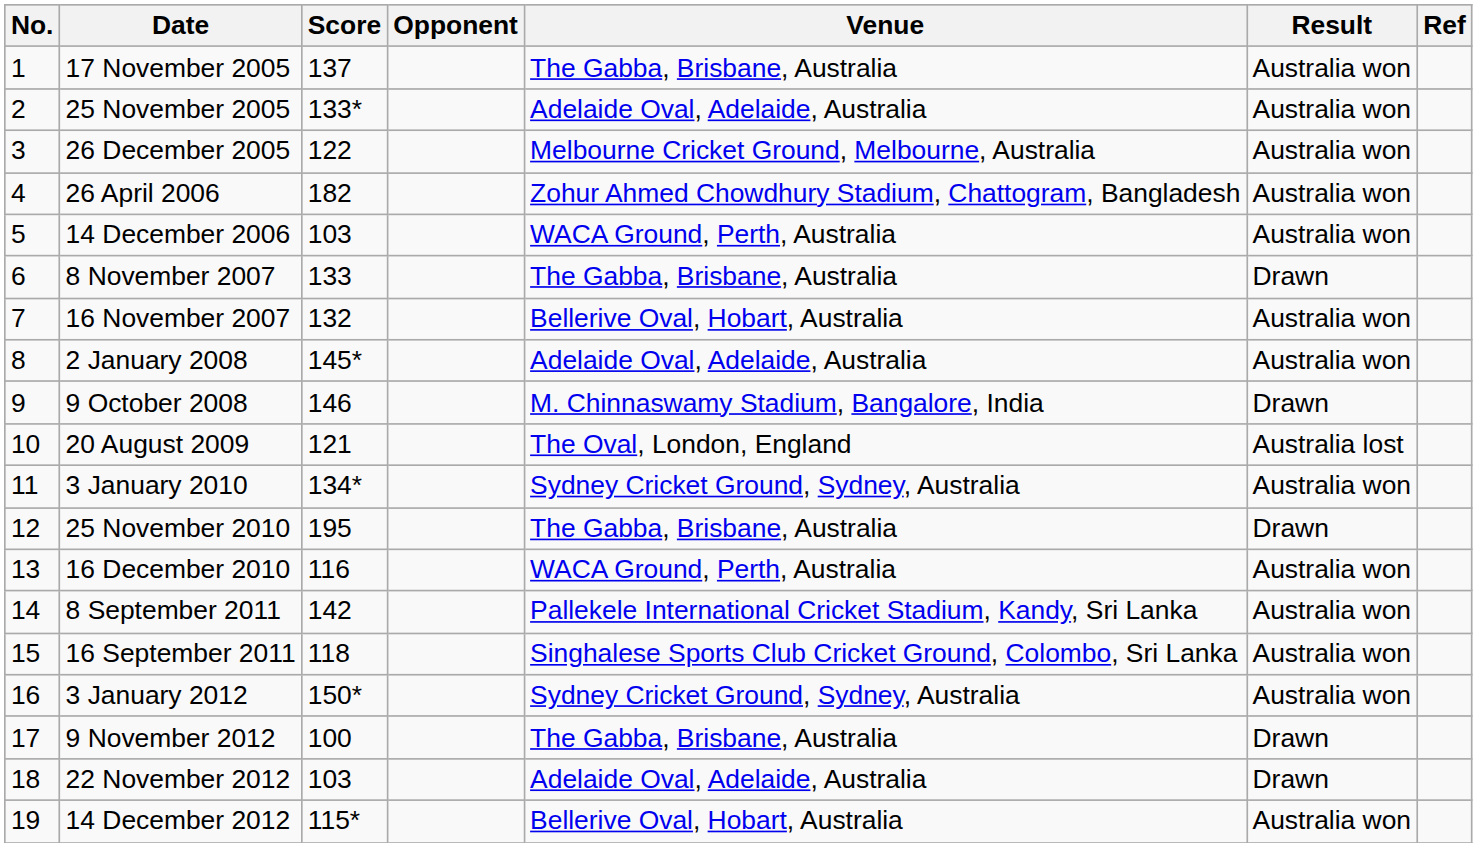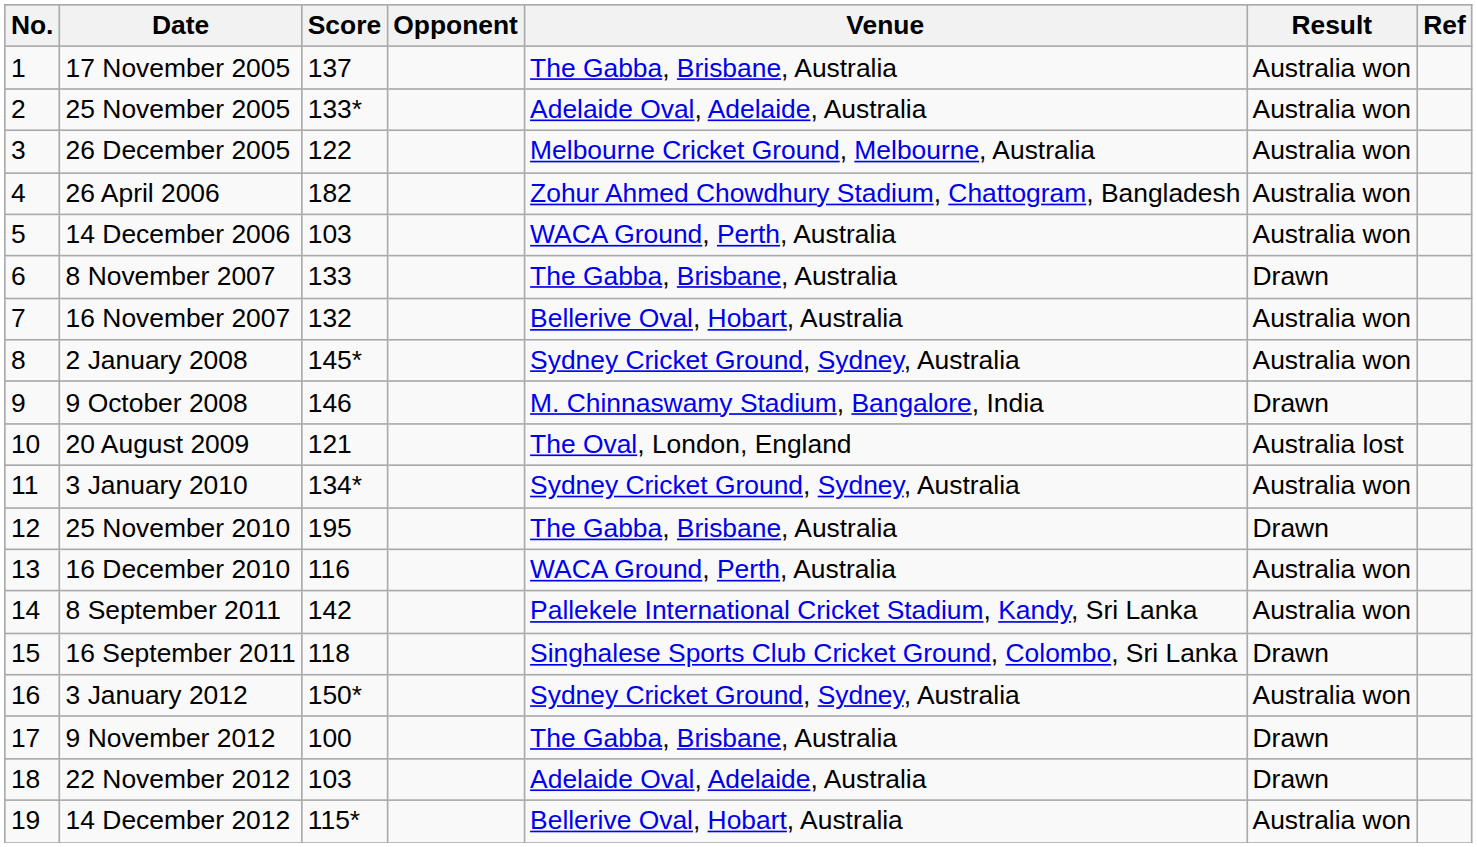(728, 360) Adelaide Oval, Adelaide, Australia -> (775, 360) Sydney Cricket Ground, Sydney, Australia
(1332, 653) Australia won -> (1291, 653) Drawn
